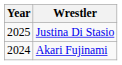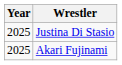(19, 50) 2024 -> (19, 50) 2025
